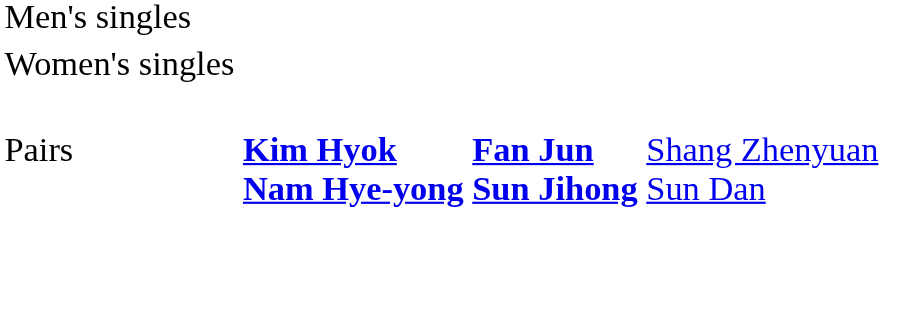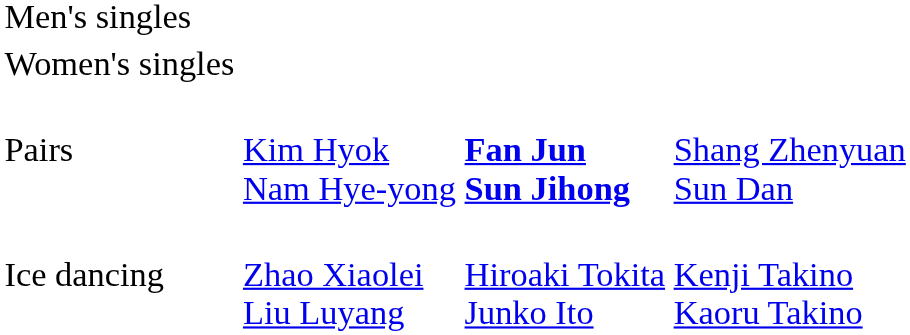(353, 168) bold -> (349, 168) normal
+ row: (84, 274)
